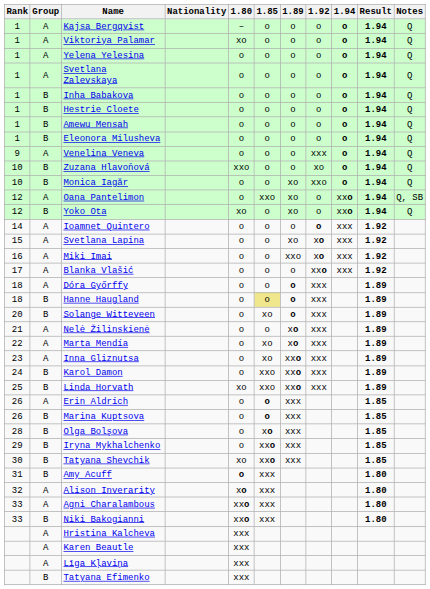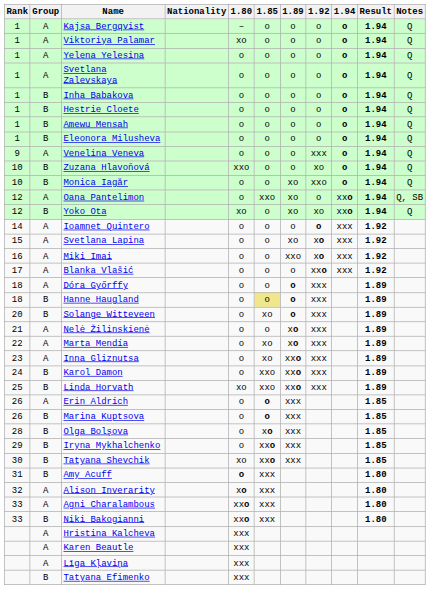(319, 212) o -> (319, 212) xo
